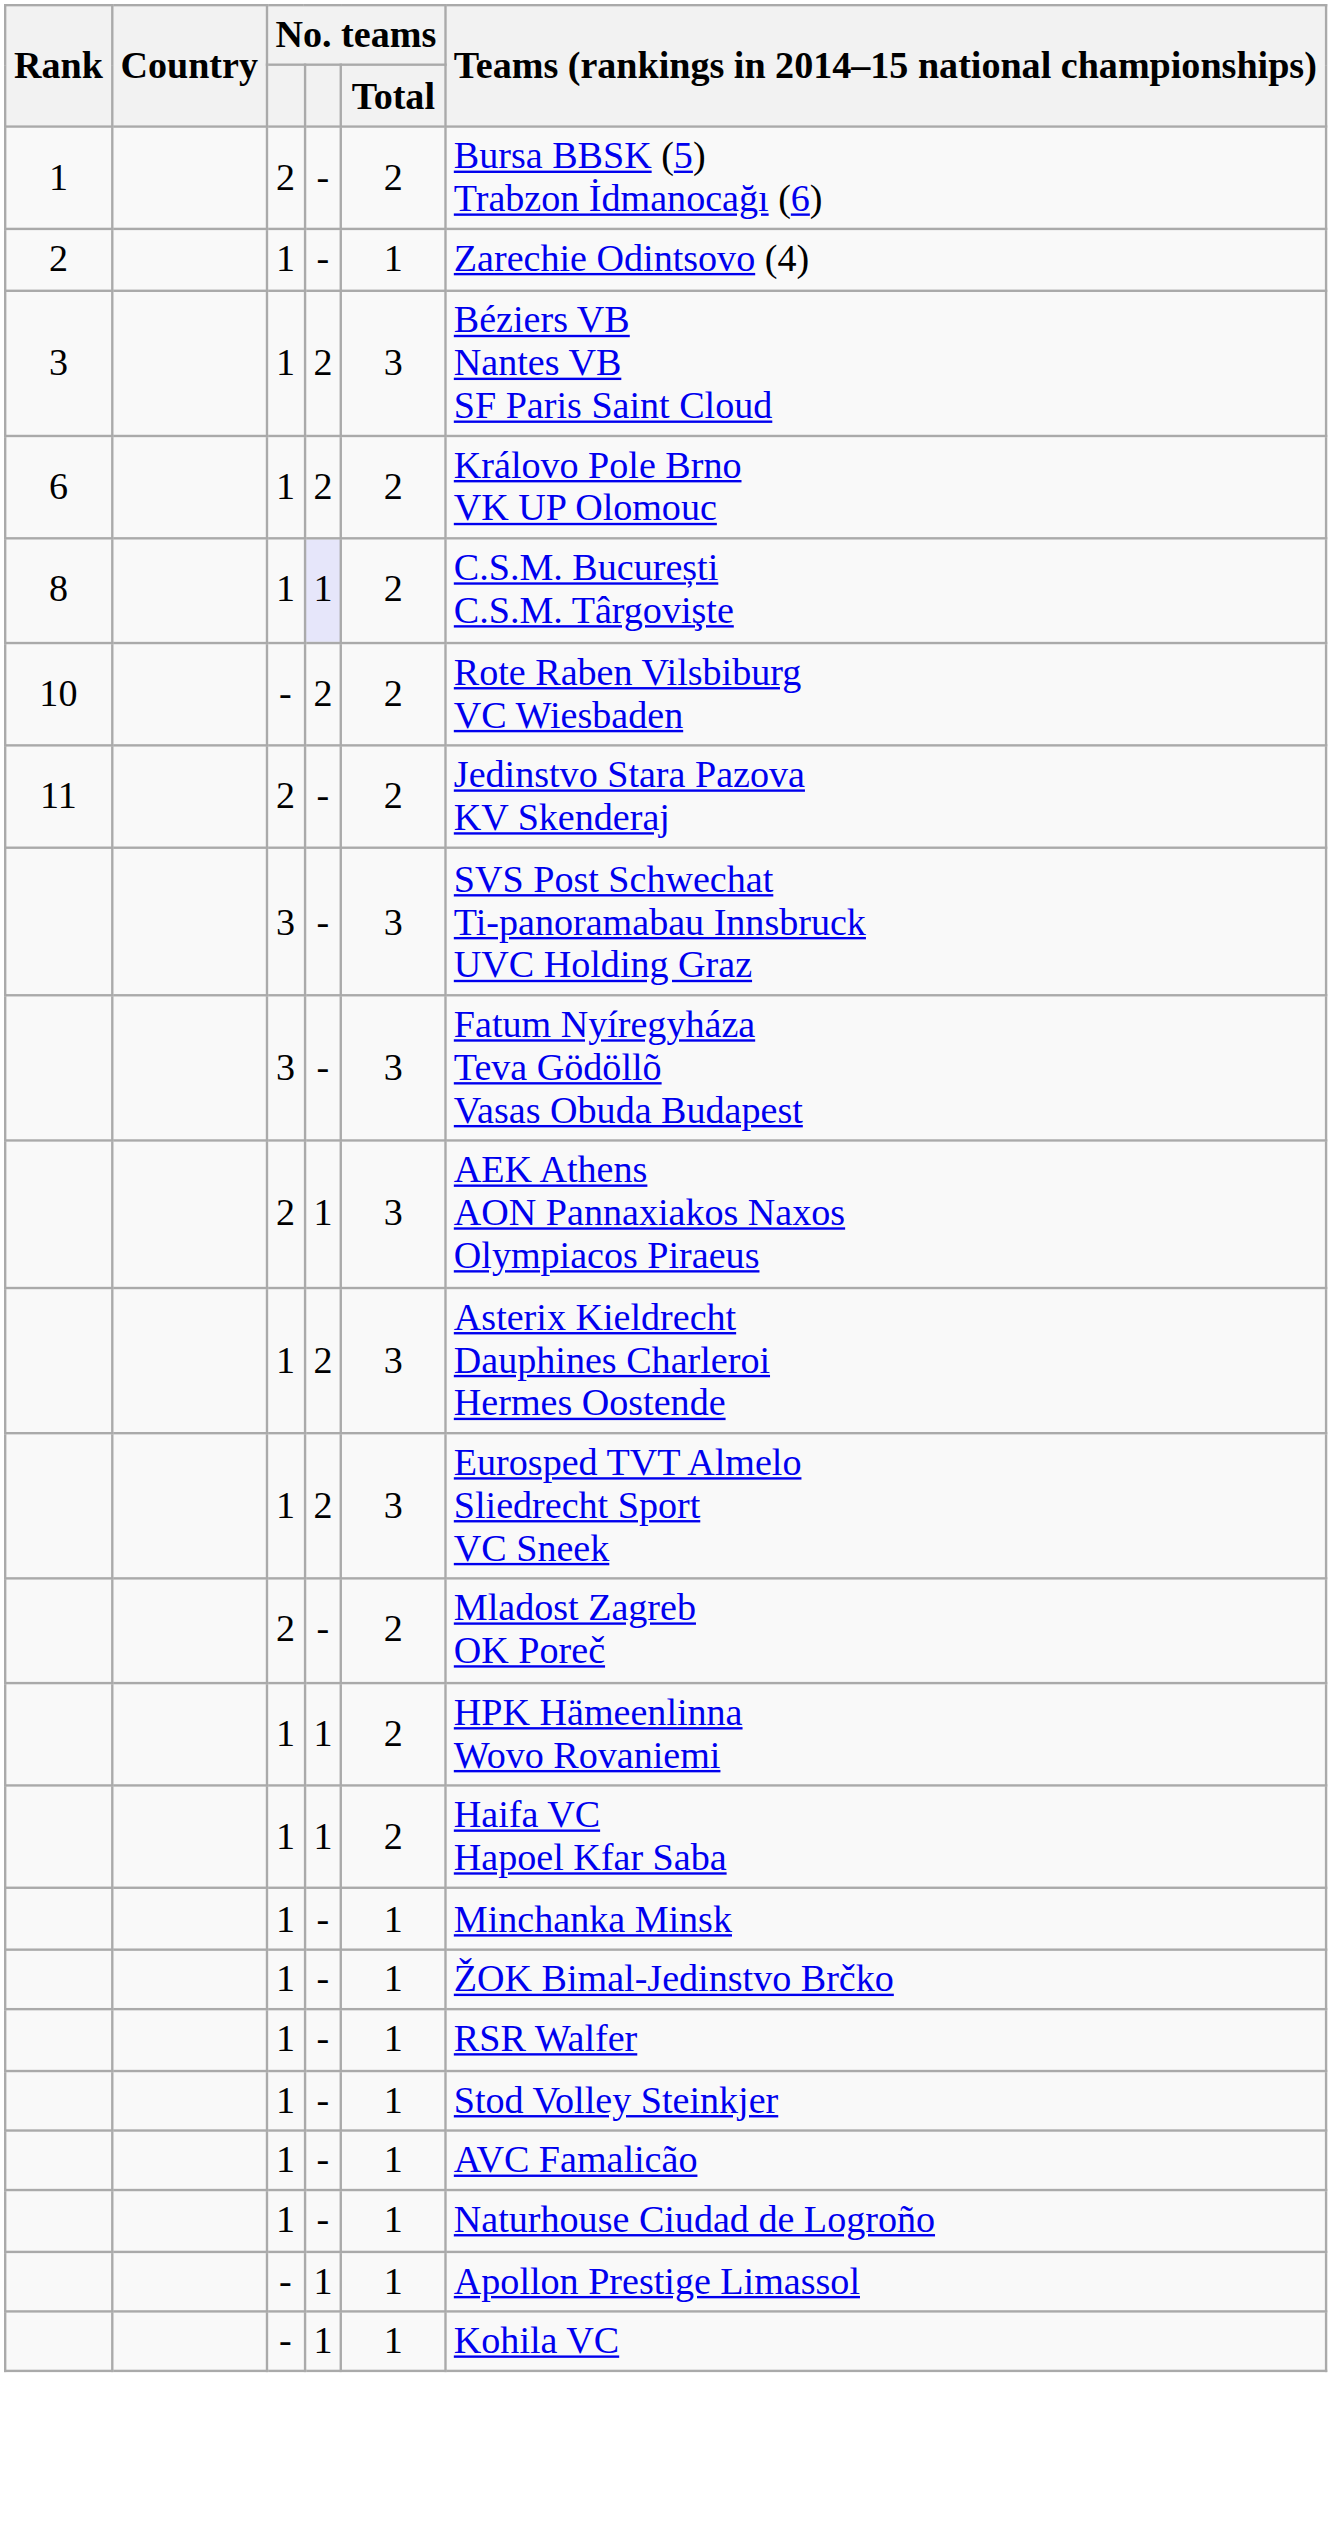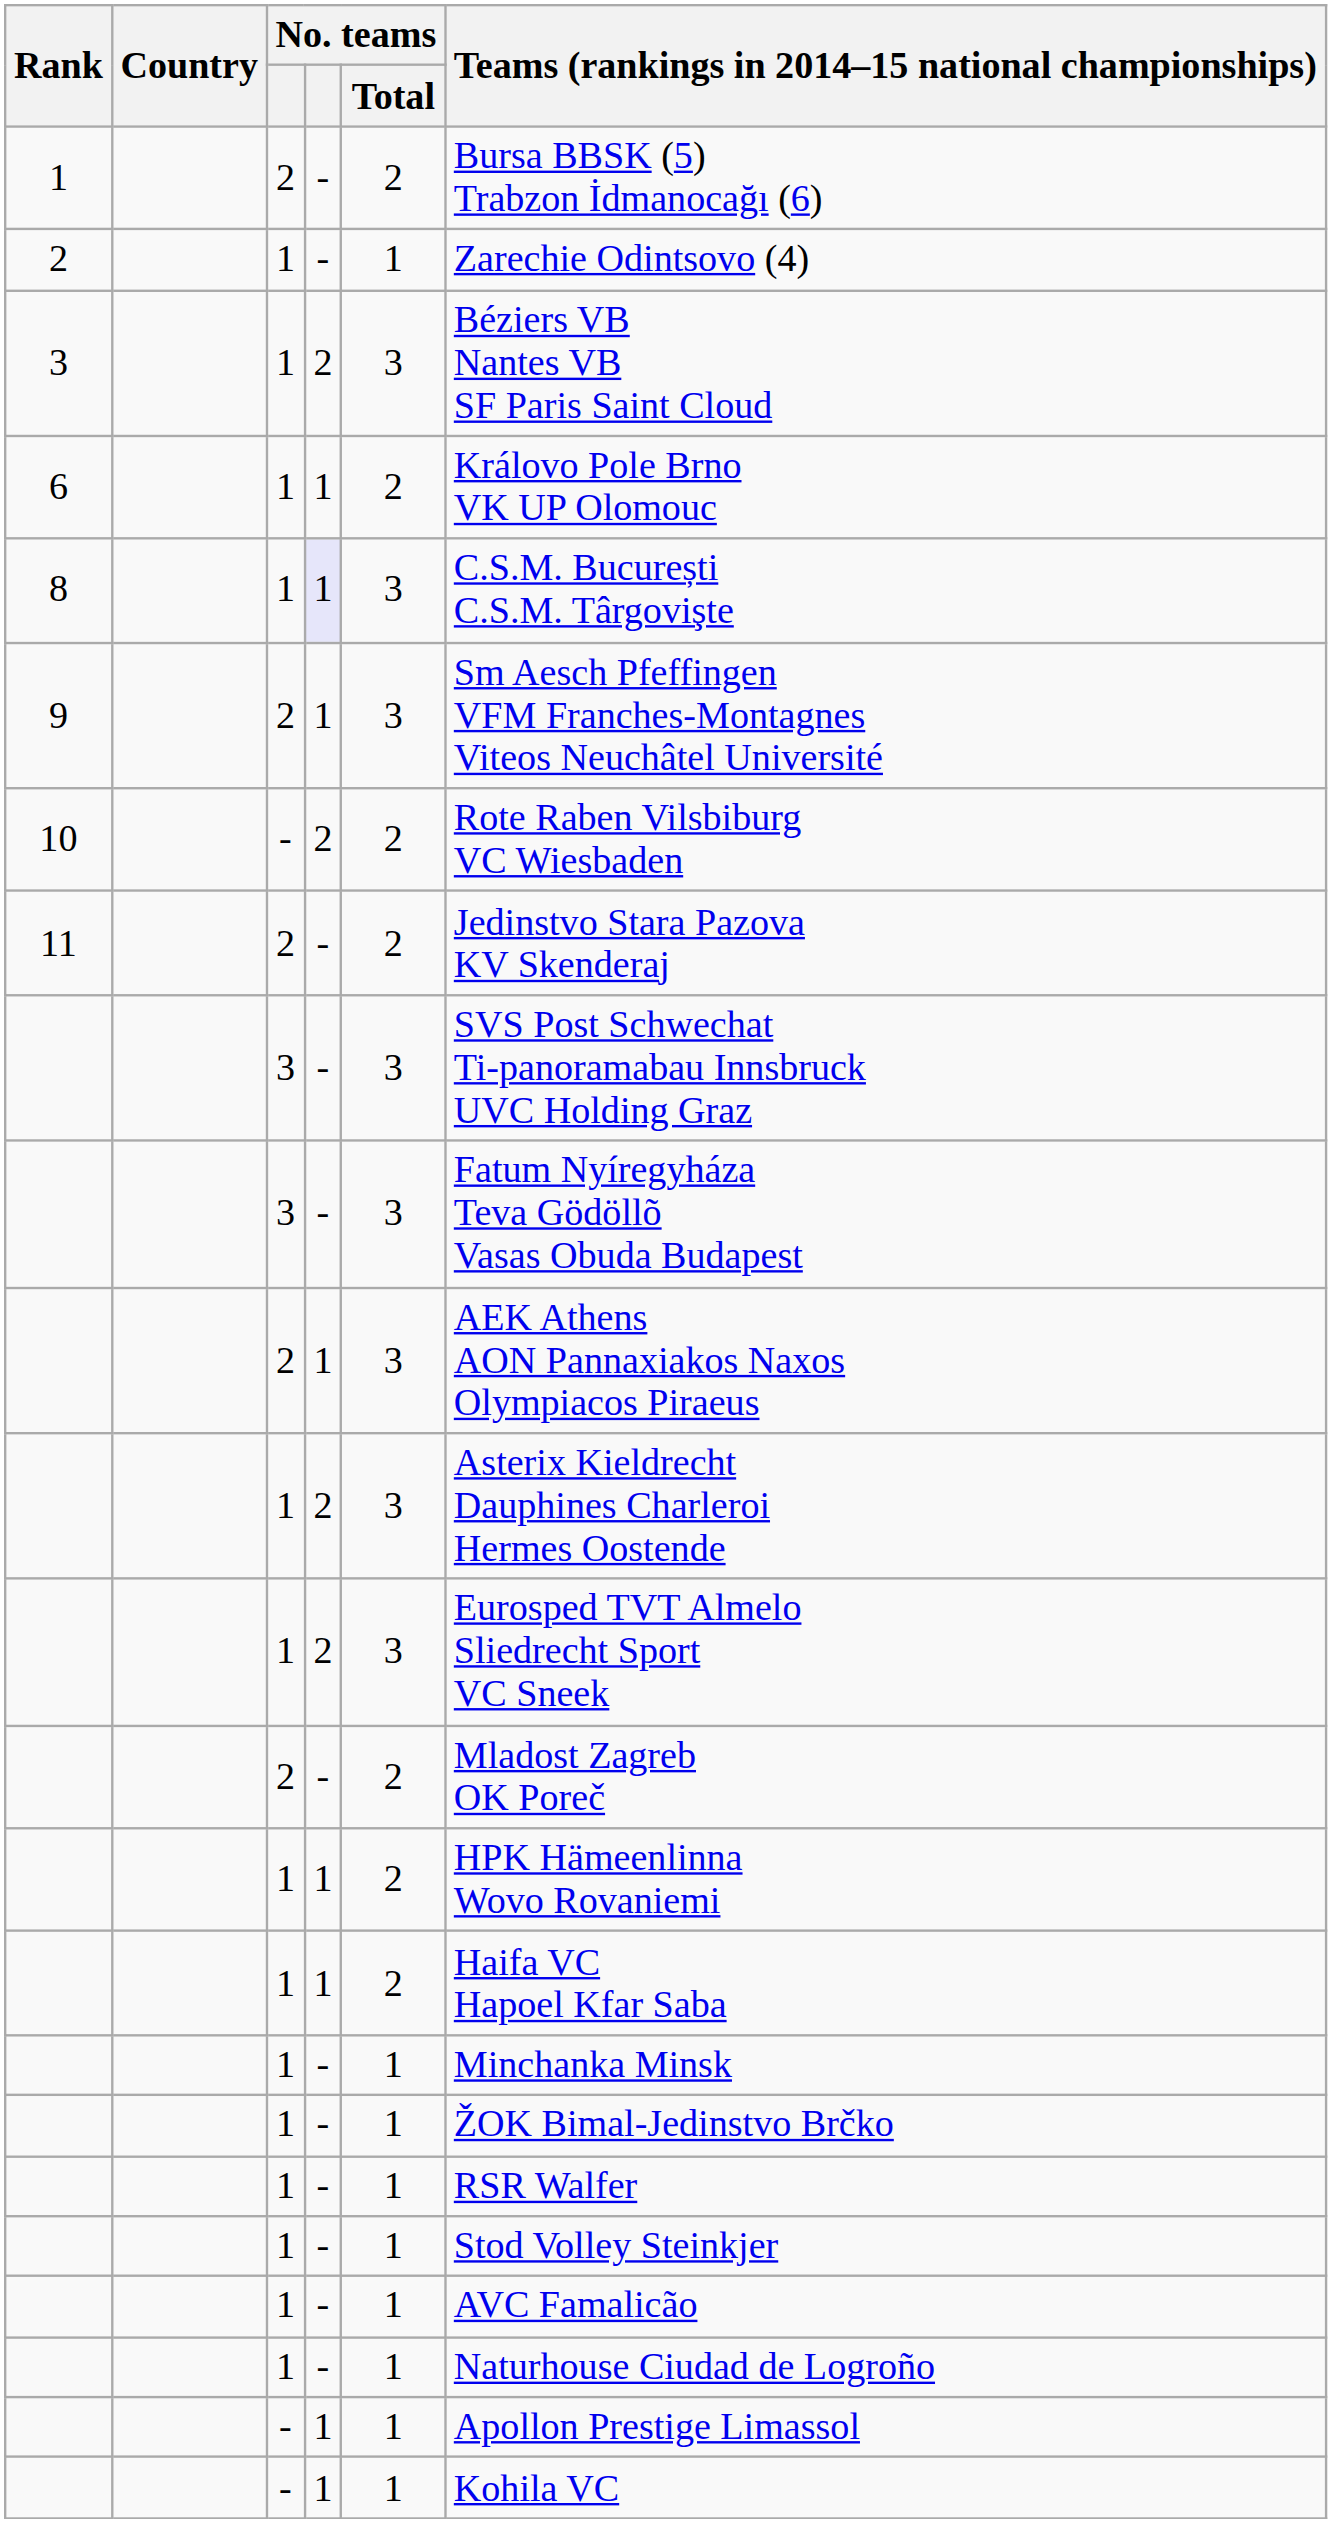(323, 486) 2 -> (323, 486) 1
(393, 589) 2 -> (393, 589) 3
+ row: (58, 714)
